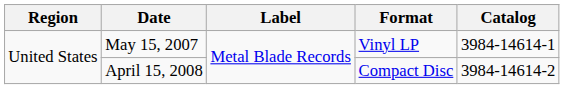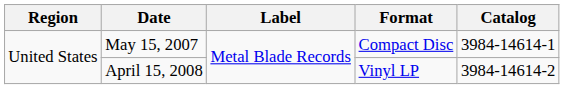(389, 44) Vinyl LP -> (406, 44) Compact Disc
(406, 70) Compact Disc -> (389, 70) Vinyl LP
